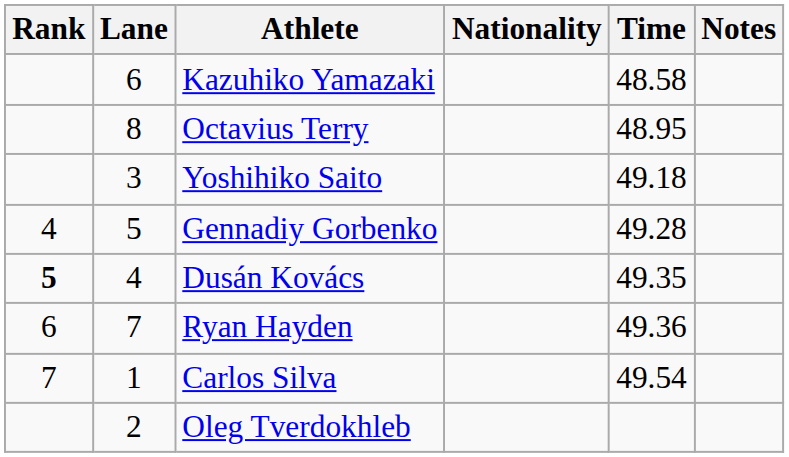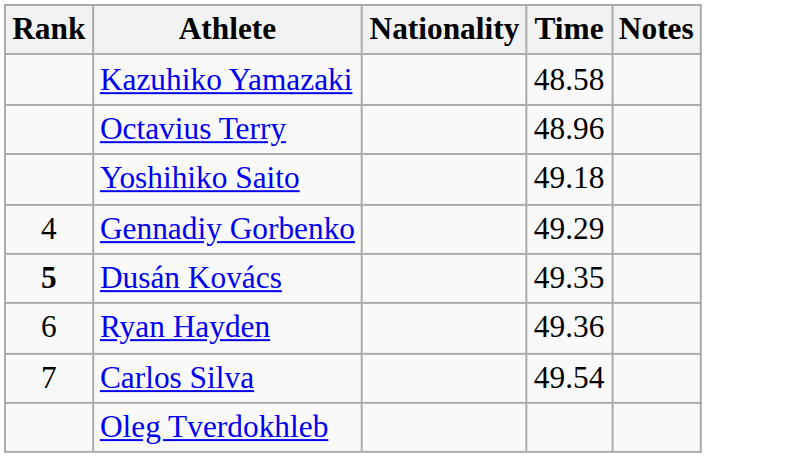- column: (134, 29)
(652, 128) 48.95 -> (569, 128) 48.96
(652, 228) 49.28 -> (569, 228) 49.29
